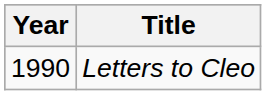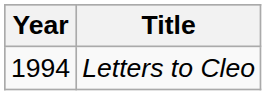(40, 67) 1990 -> (40, 67) 1994
